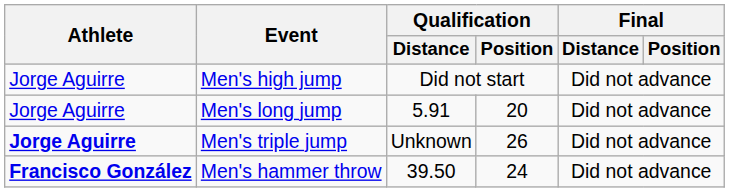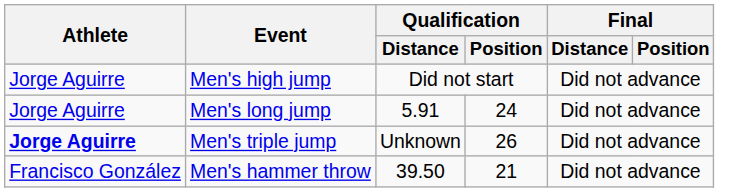(517, 111) 20 -> (506, 111) 24
(100, 172) bold -> (95, 172) normal
(517, 172) 24 -> (506, 172) 21
